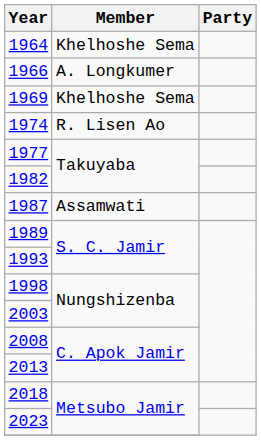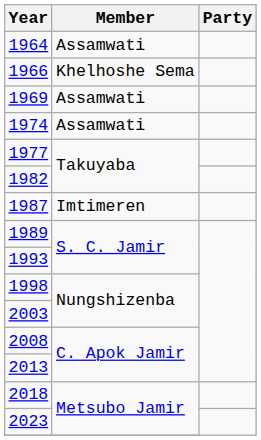(125, 45) Khelhoshe Sema -> (101, 45) Assamwati
(116, 72) A. Longkumer -> (125, 72) Khelhoshe Sema
(125, 99) Khelhoshe Sema -> (101, 99) Assamwati
(111, 126) R. Lisen Ao -> (101, 126) Assamwati
(101, 206) Assamwati -> (101, 206) Imtimeren
